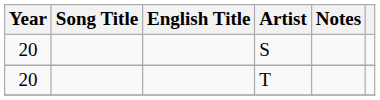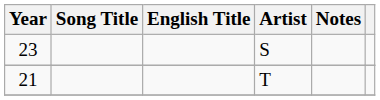(28, 49) 20 -> (28, 49) 23
(28, 79) 20 -> (28, 79) 21
